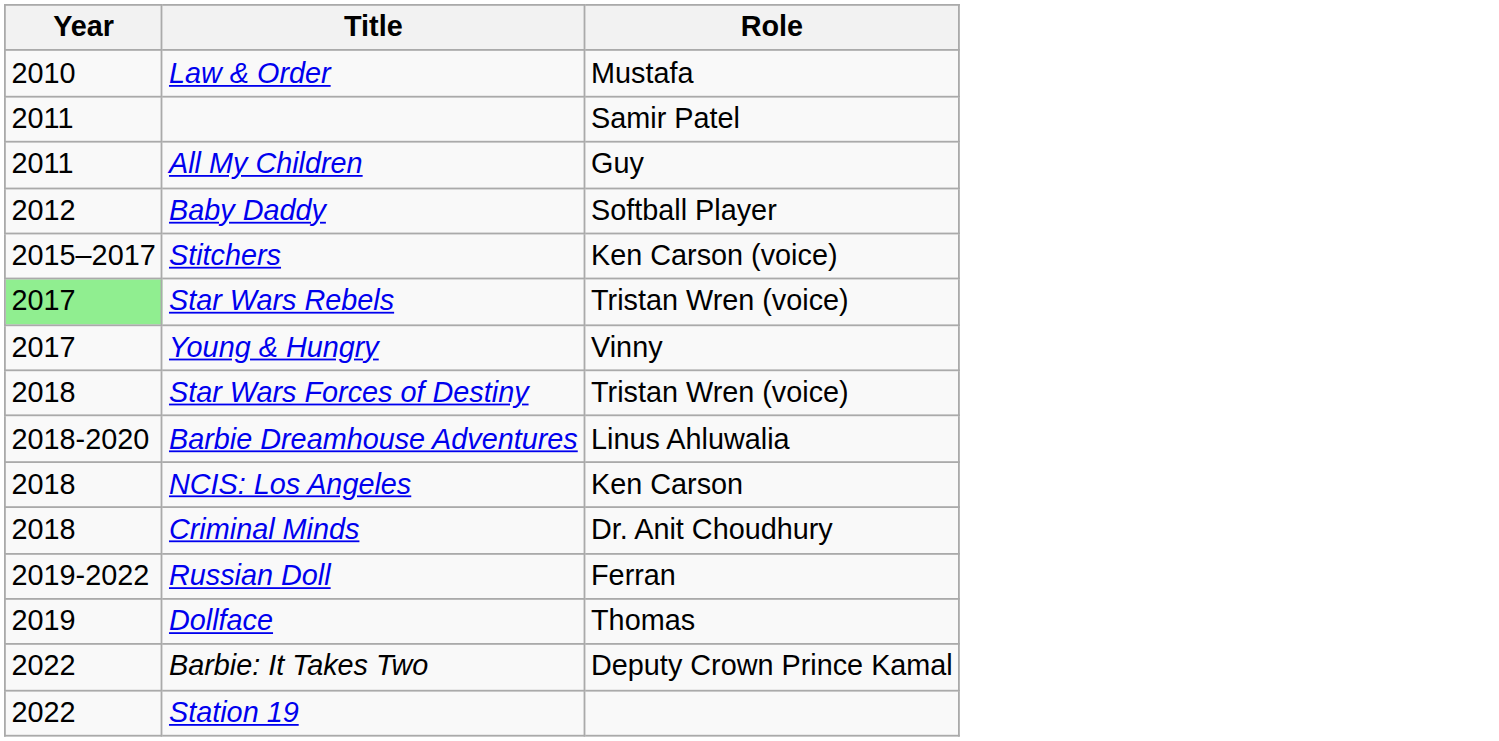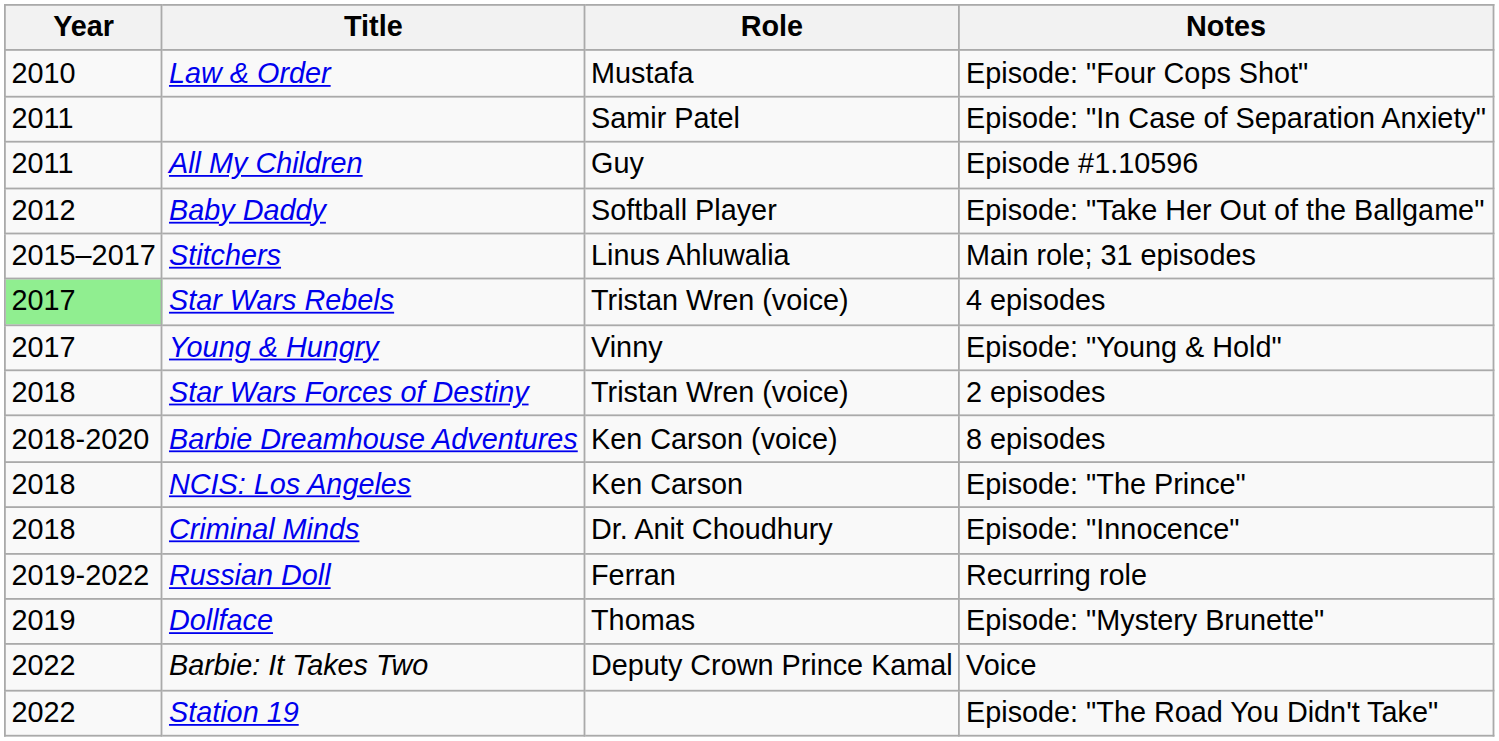+ column: (1226, 27)
(714, 255) Ken Carson (voice) -> (690, 255) Linus Ahluwalia
(690, 438) Linus Ahluwalia -> (714, 438) Ken Carson (voice)
